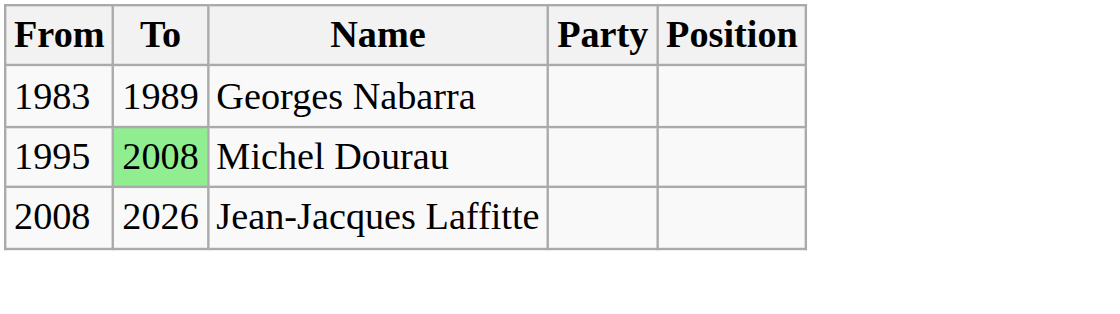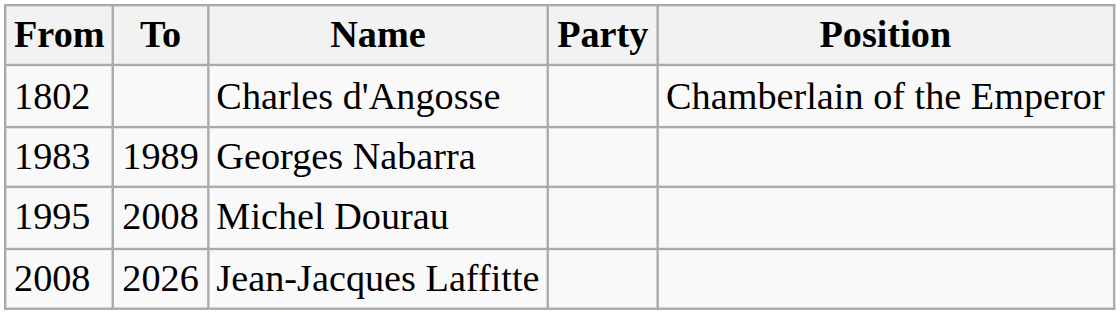+ row: (358, 95)
(161, 156) lightgreen background -> (161, 216) no background
